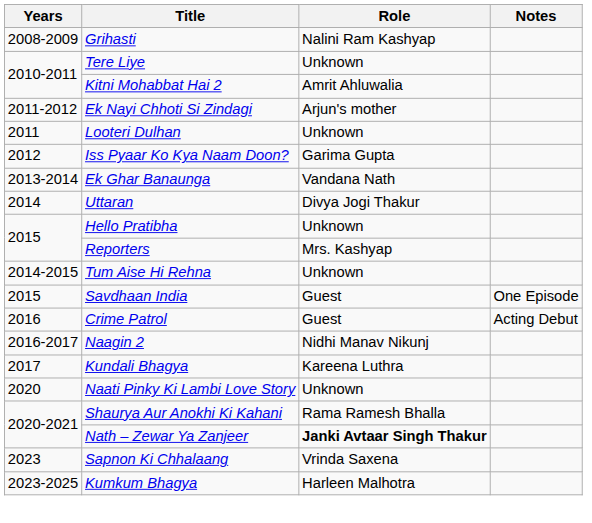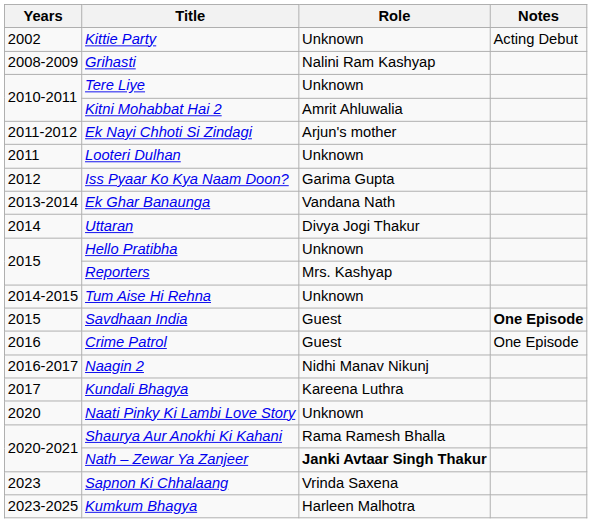+ row: (121, 39)
(536, 296) normal -> (538, 319) bold
(536, 319) Acting Debut -> (536, 343) One Episode
